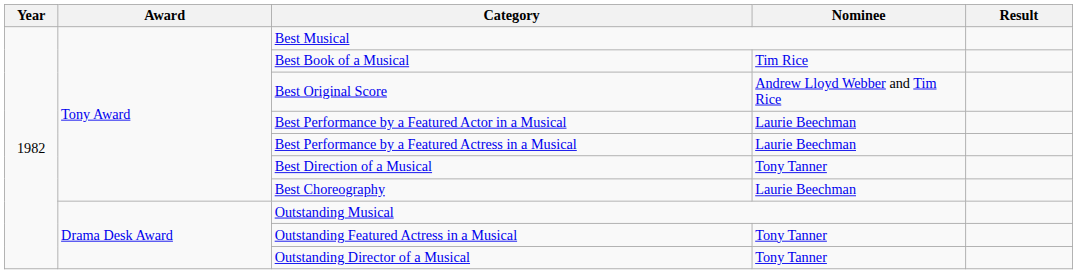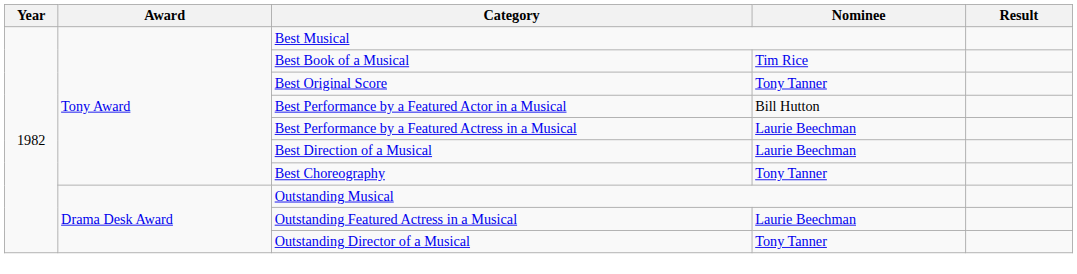(846, 91) Andrew Lloyd Webber and Tim Rice -> (791, 83) Tony Tanner
(806, 122) Laurie Beechman -> (787, 106) Bill Hutton
(791, 167) Tony Tanner -> (806, 151) Laurie Beechman
(806, 189) Laurie Beechman -> (791, 173) Tony Tanner
(791, 235) Tony Tanner -> (806, 219) Laurie Beechman
